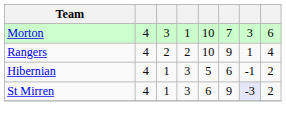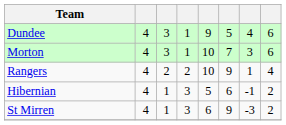+ row: (26, 33)
(250, 91) lavender background -> (250, 110) no background
